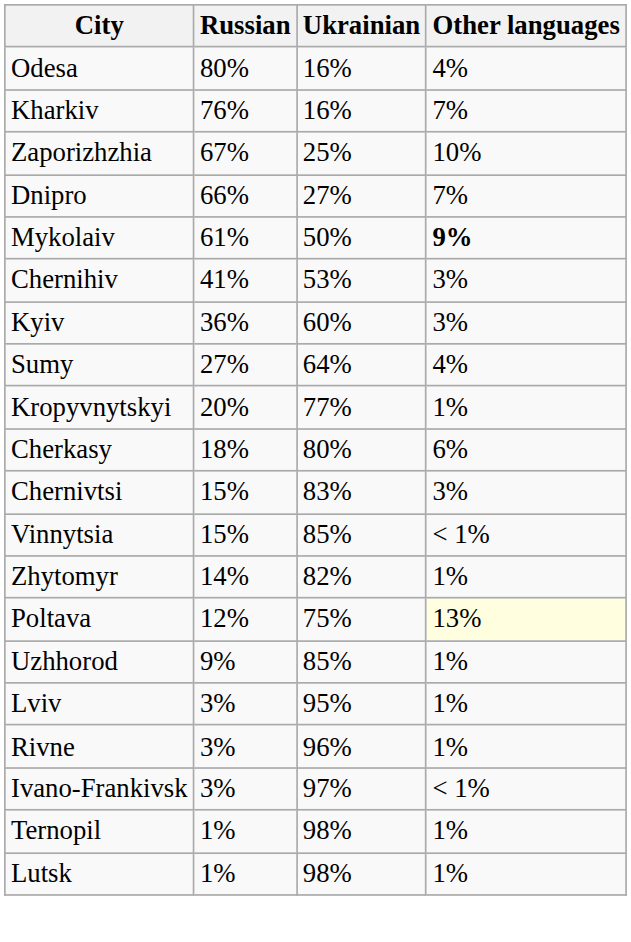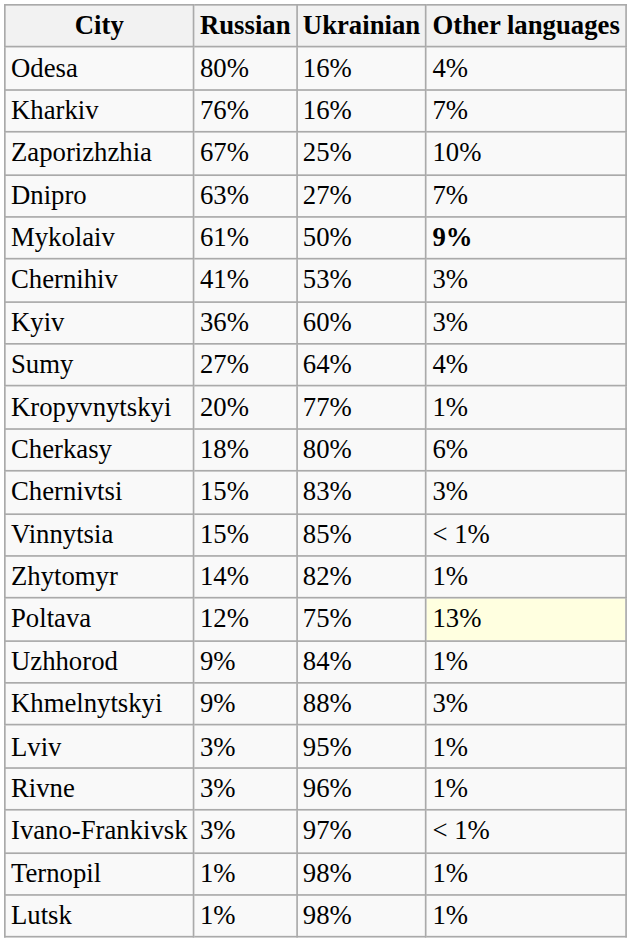(224, 195) 66% -> (224, 195) 63%
(327, 661) 85% -> (327, 661) 84%
+ row: (87, 703)
